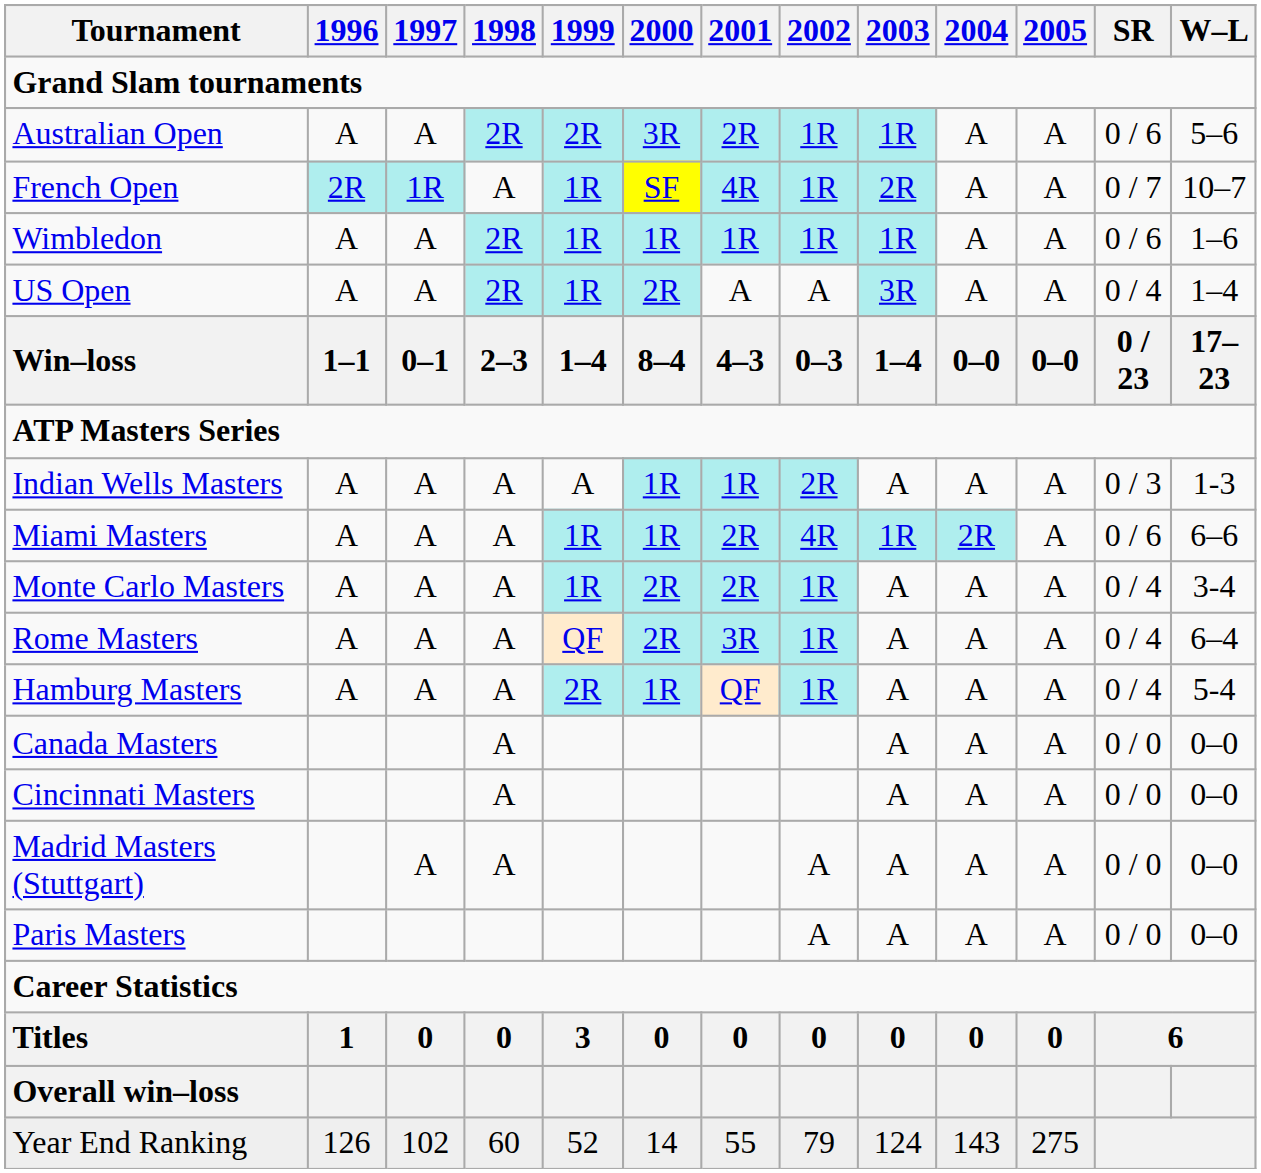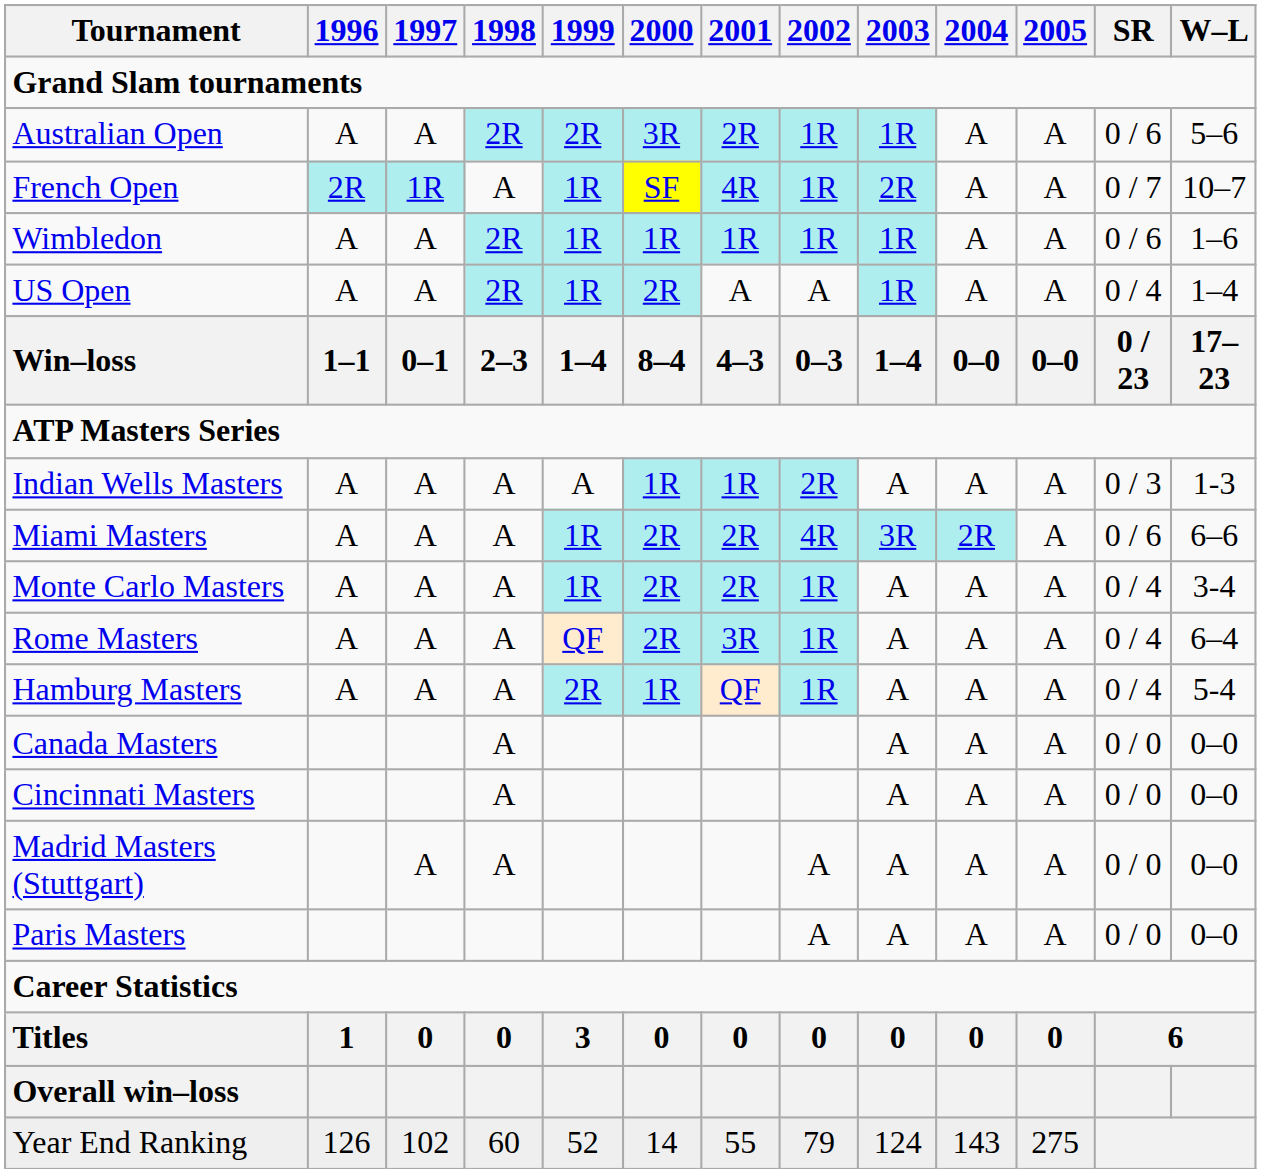(898, 289) 3R -> (898, 289) 1R
(661, 534) 1R -> (661, 534) 2R
(898, 534) 1R -> (898, 534) 3R
